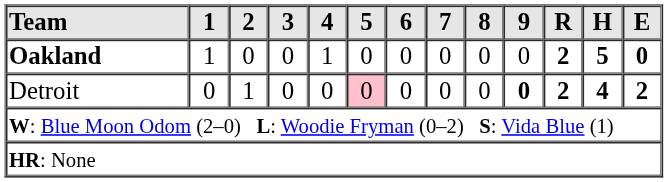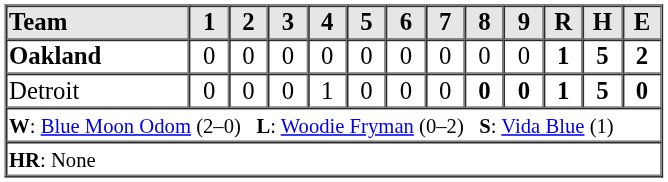(209, 56) 1 -> (209, 56) 0
(327, 56) 1 -> (327, 56) 0
(563, 56) 2 -> (563, 56) 1
(642, 56) 0 -> (642, 56) 2
(249, 90) 1 -> (249, 90) 0
(327, 90) 0 -> (327, 90) 1
(367, 90) pink background -> (367, 90) no background
(485, 90) normal -> (485, 90) bold
(563, 90) 2 -> (563, 90) 1
(603, 90) 4 -> (603, 90) 5
(642, 90) 2 -> (642, 90) 0
